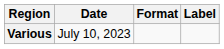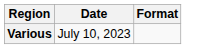- column: (200, 14)
